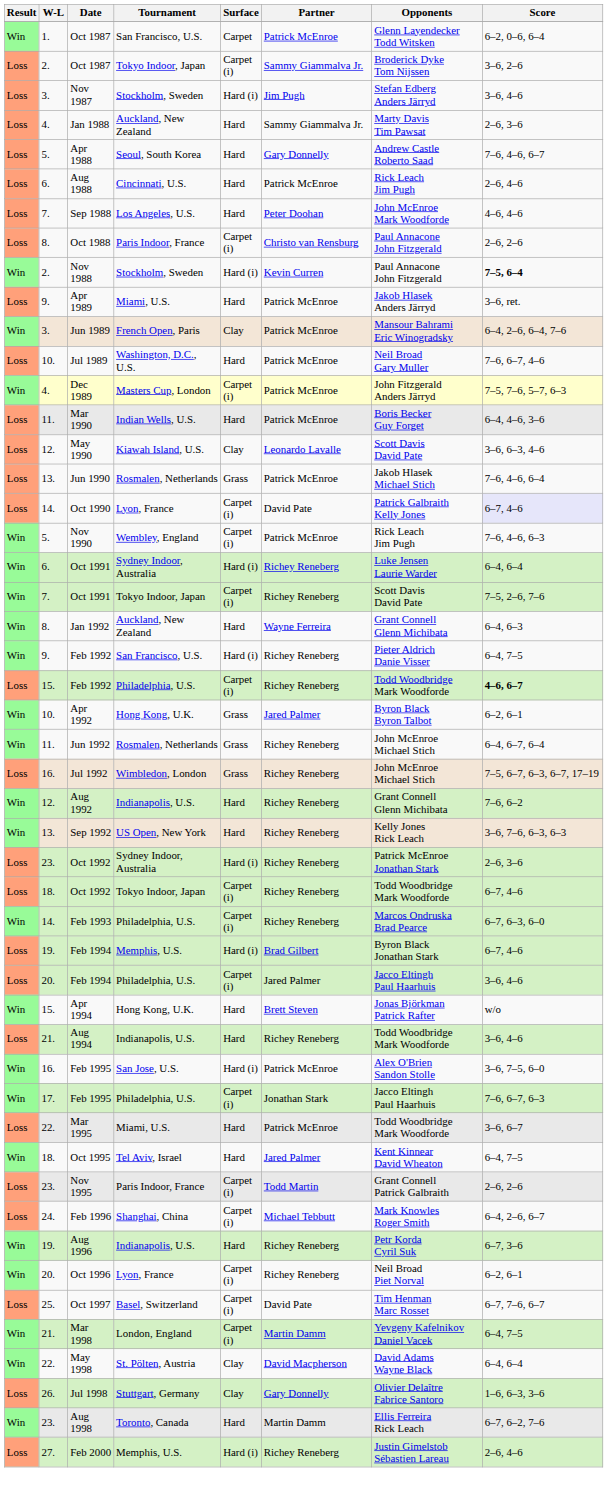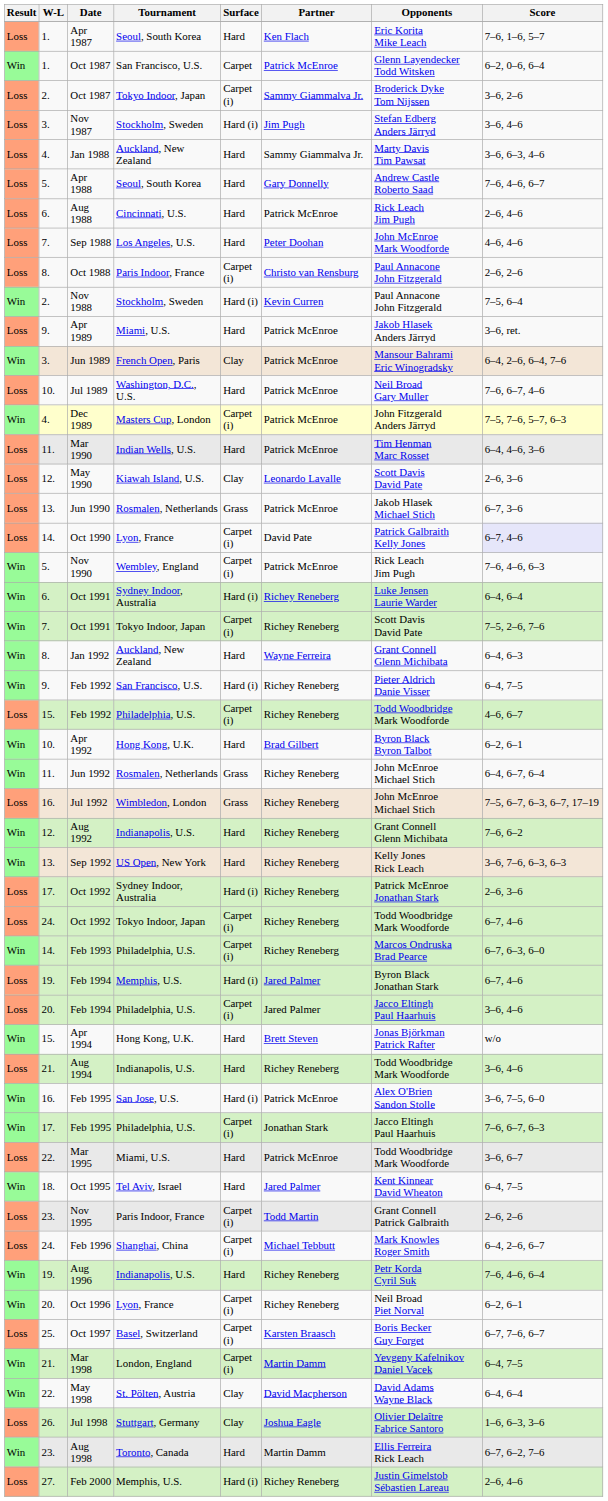+ row: (81, 36)
(504, 124) 2–6, 3–6 -> (515, 154) 3–6, 6–3, 4–6
(504, 272) bold -> (504, 301) normal
(403, 419) Boris Becker Guy Forget -> (403, 449) Tim Henman Marc Rosset
(515, 449) 3–6, 6–3, 4–6 -> (504, 478) 2–6, 3–6
(515, 478) 7–6, 4–6, 6–4 -> (504, 508) 6–7, 3–6
(504, 685) bold -> (504, 714) normal
(236, 714) Grass -> (234, 744) Hard
(292, 714) Jared Palmer -> (291, 744) Brad Gilbert
(48, 862) 23. -> (48, 891) 17.
(48, 891) 18. -> (48, 921) 24.
(291, 950) Brad Gilbert -> (292, 980) Jared Palmer
(504, 1245) 6–7, 3–6 -> (515, 1275) 7–6, 4–6, 6–4
(288, 1304) David Pate -> (300, 1334) Karsten Braasch
(403, 1304) Tim Henman Marc Rosset -> (403, 1334) Boris Becker Guy Forget
(296, 1393) Gary Donnelly -> (292, 1422) Joshua Eagle
